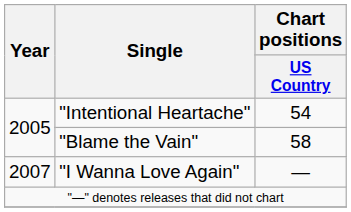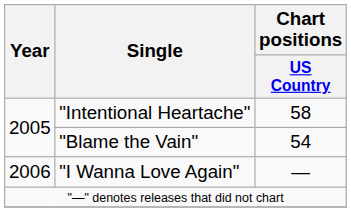(301, 112) 54 -> (301, 112) 58
(301, 142) 58 -> (301, 142) 54
(30, 171) 2007 -> (30, 171) 2006
